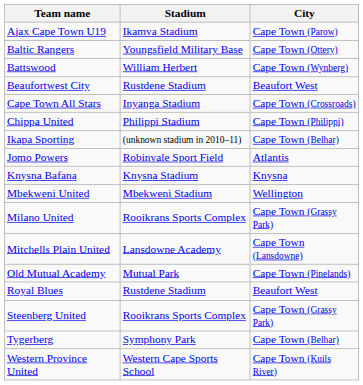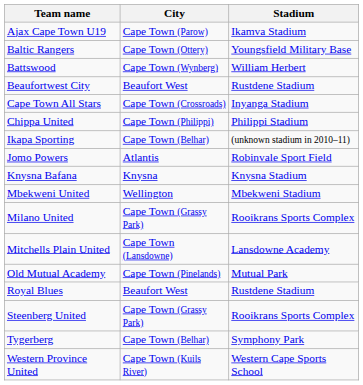columns swapped: (185, 13) <-> (304, 13)
